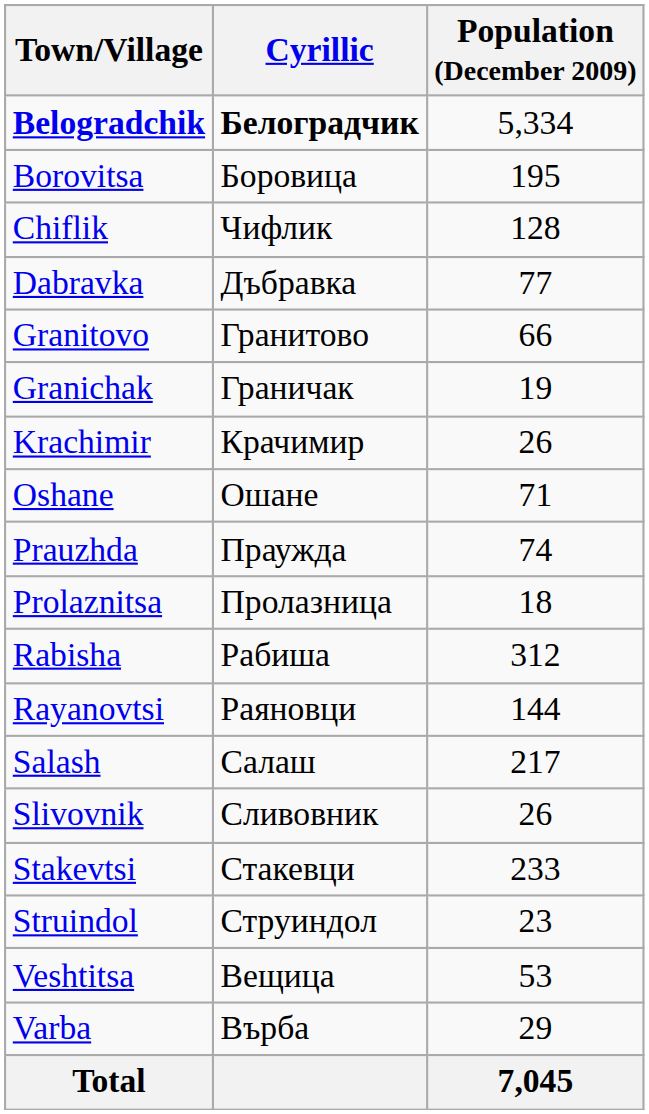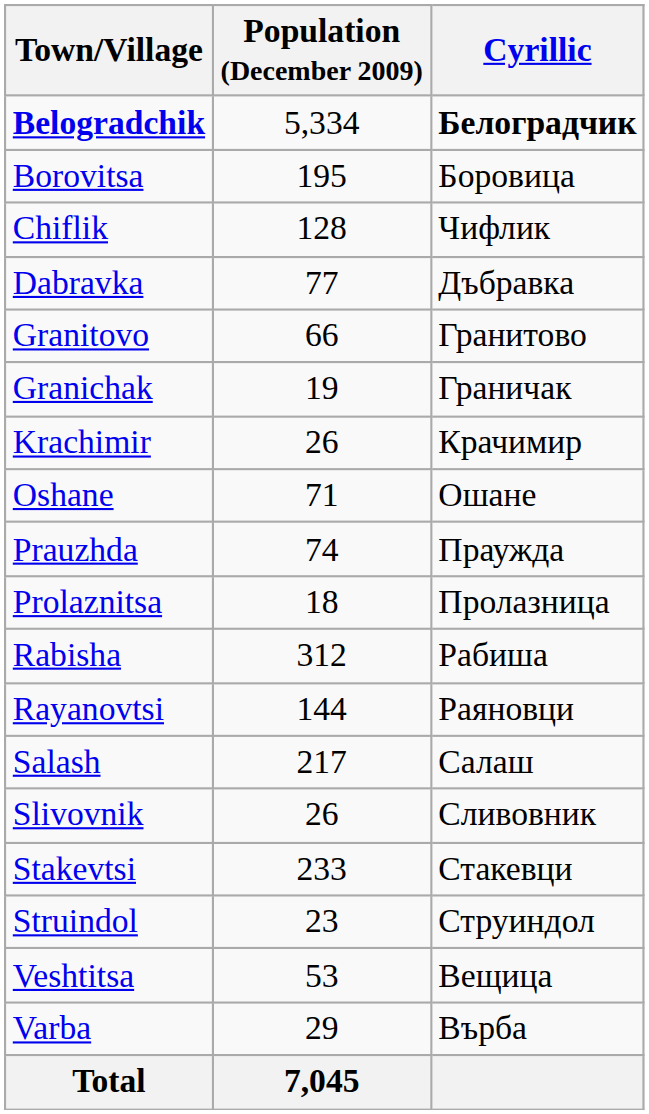columns swapped: (320, 50) <-> (535, 50)
